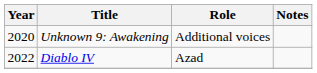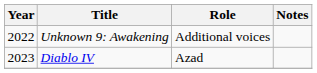(21, 36) 2020 -> (21, 36) 2022
(21, 57) 2022 -> (21, 57) 2023
